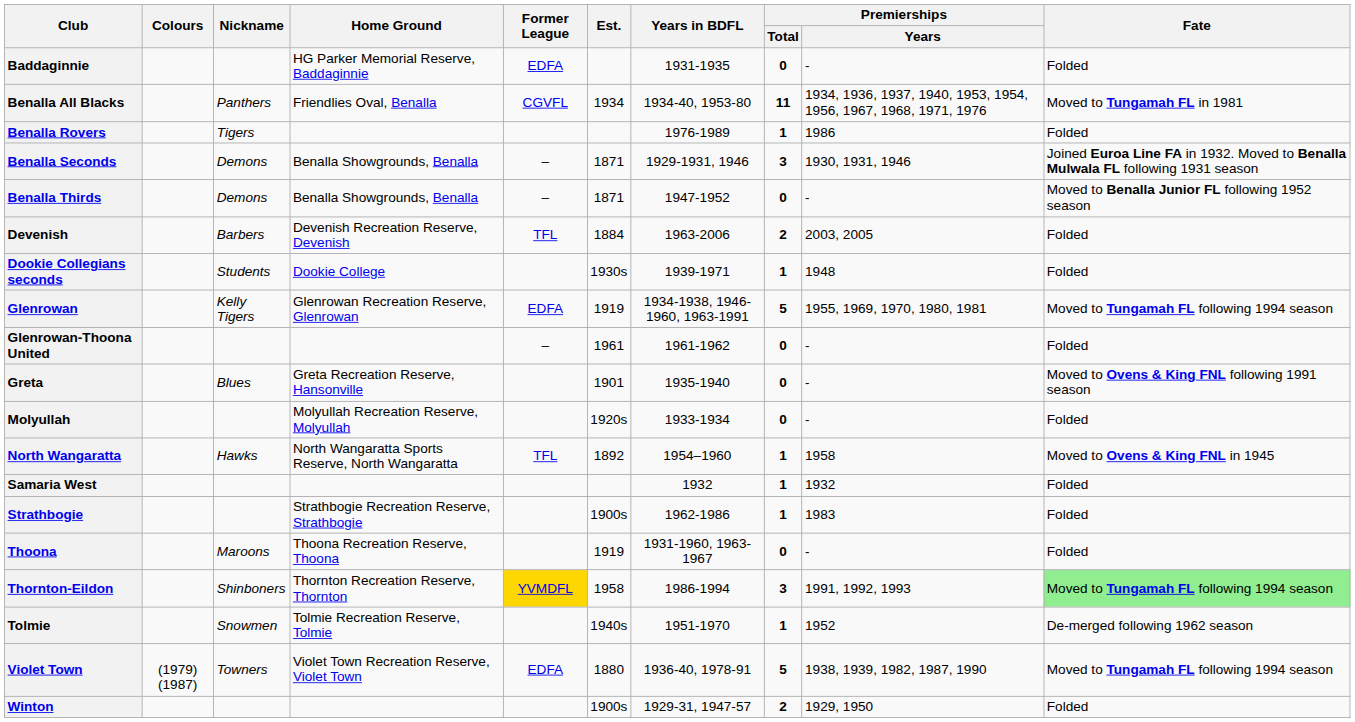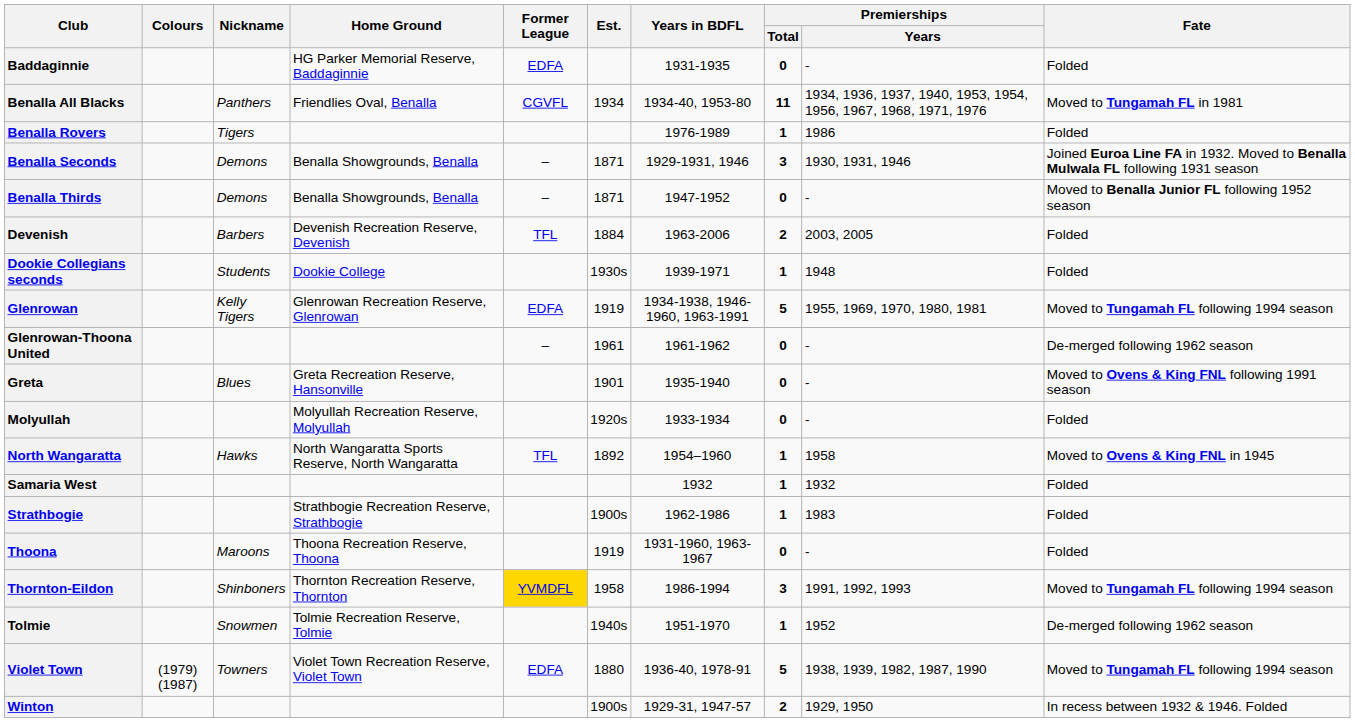(1068, 345) Folded -> (1150, 345) De-merged following 1962 season
(1190, 588) lightgreen background -> (1190, 588) no background
(1068, 706) Folded -> (1167, 706) In recess between 1932 & 1946. Folded
